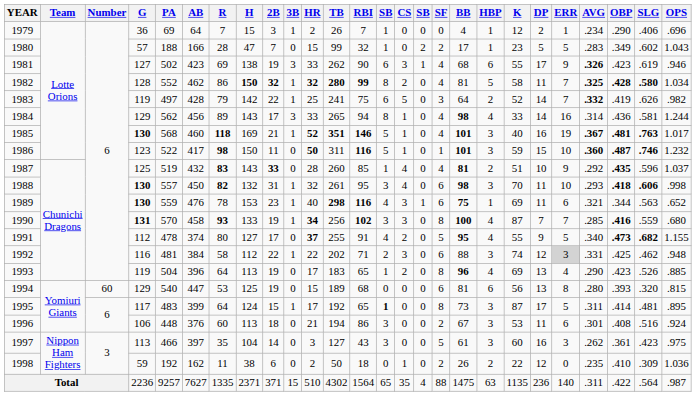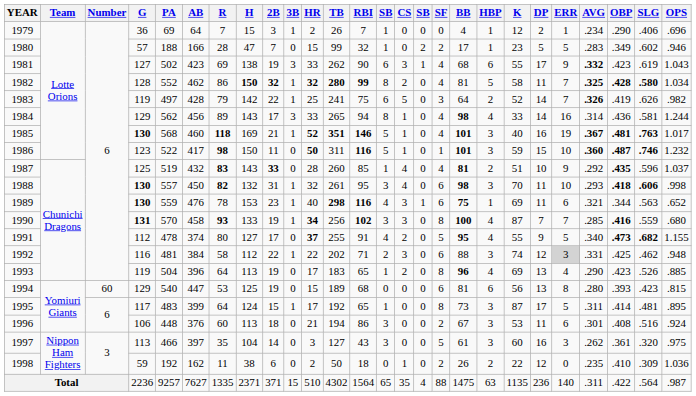(676, 47) 1.043 -> (676, 47) .946
(594, 64) .326 -> (594, 64) .332
(676, 64) .946 -> (676, 64) 1.043
(594, 99) .332 -> (594, 99) .326
(648, 289) .320 -> (648, 289) .423
(386, 306) bold -> (386, 306) normal
(648, 342) .423 -> (648, 342) .320
